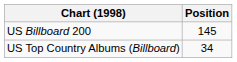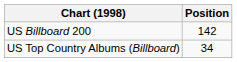(207, 31) 145 -> (207, 31) 142
